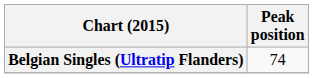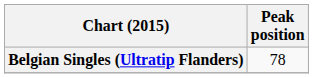(278, 60) 74 -> (278, 60) 78
